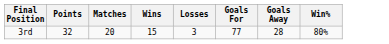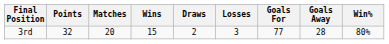+ column: (194, 16)
